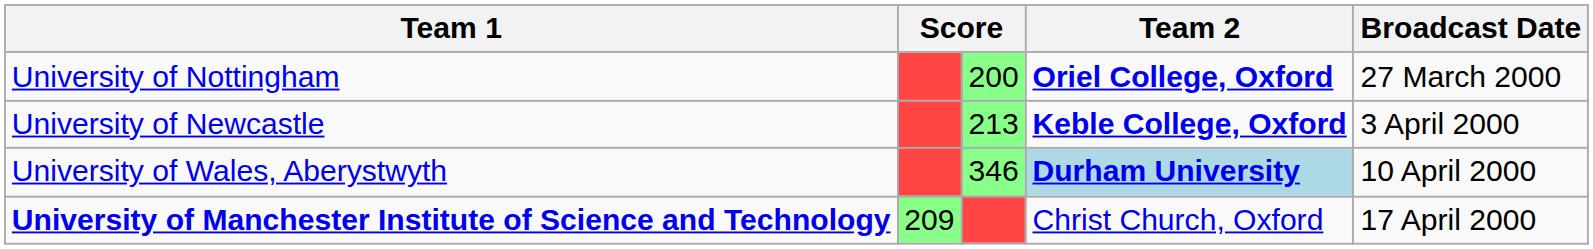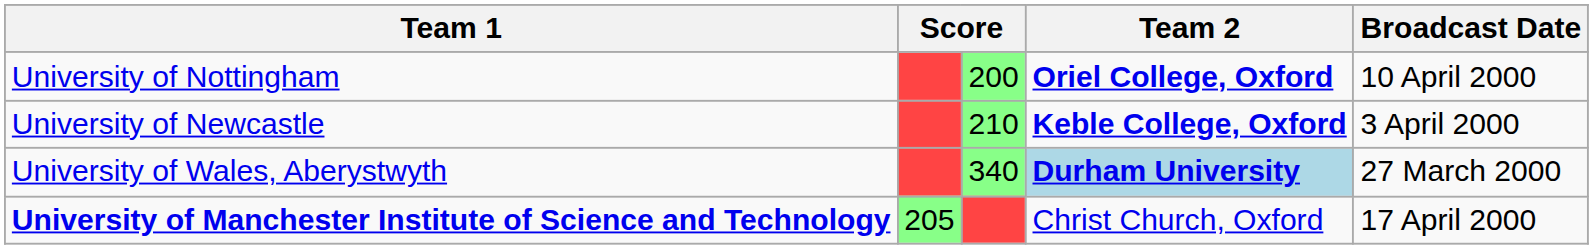(1461, 76) 27 March 2000 -> (1448, 76) 10 April 2000
(994, 123) 213 -> (994, 123) 210
(994, 171) 346 -> (994, 171) 340
(1448, 171) 10 April 2000 -> (1461, 171) 27 March 2000
(929, 219) 209 -> (929, 219) 205
